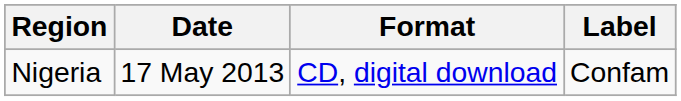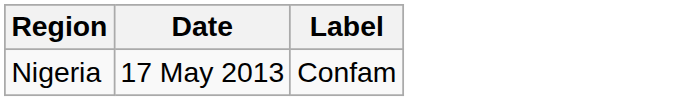- column: (427, 26)
